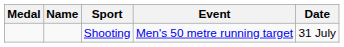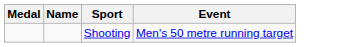- column: (317, 14)
